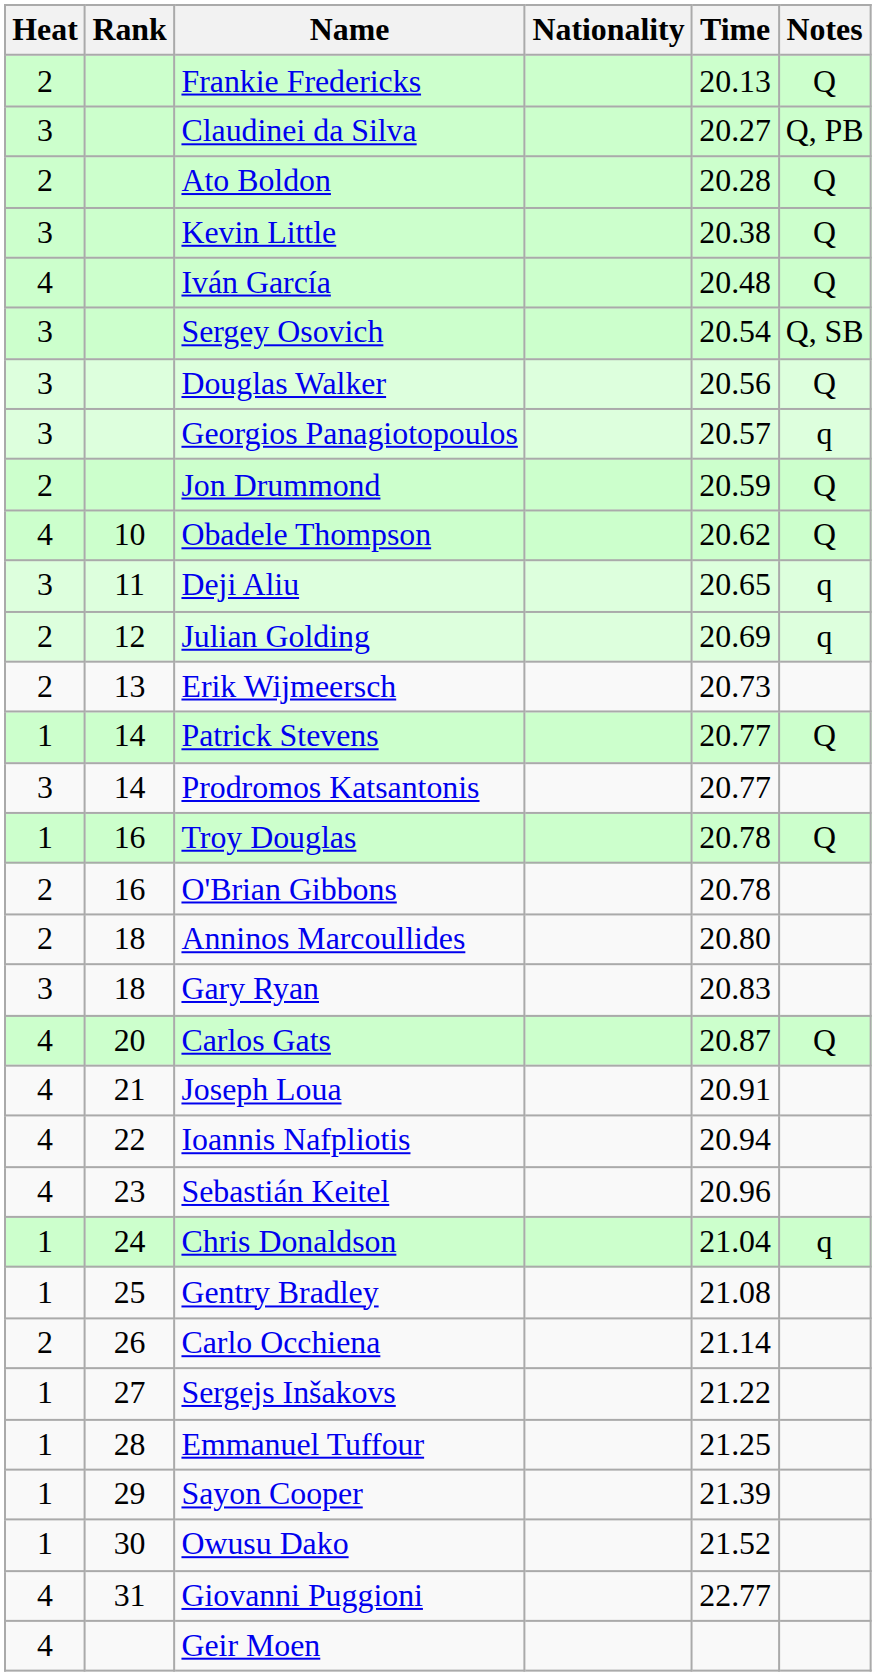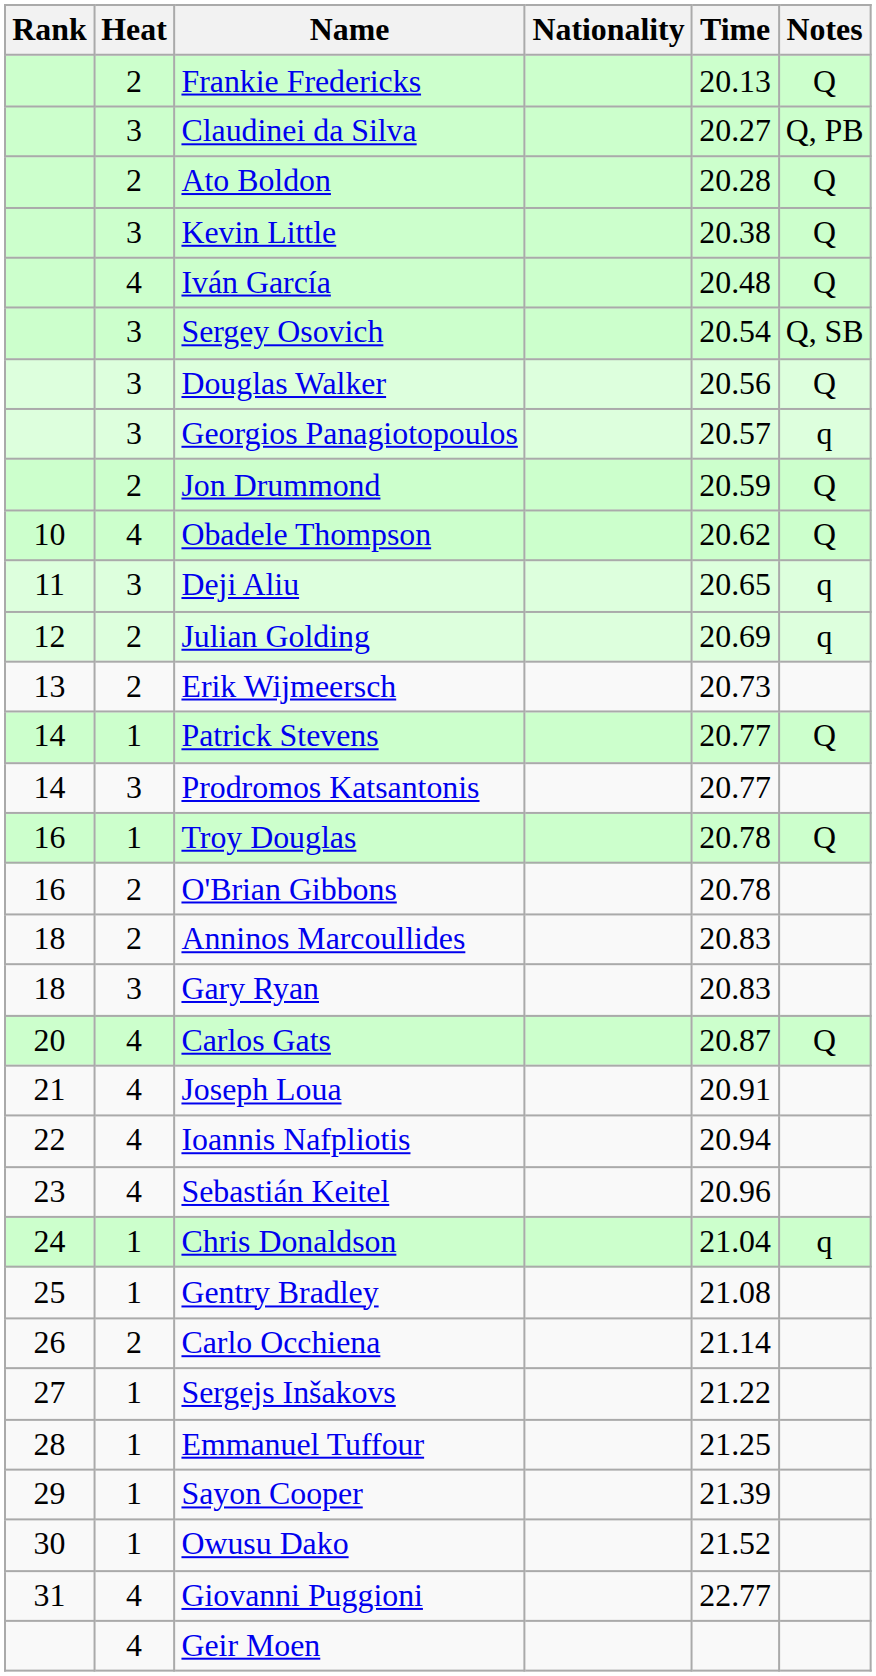columns swapped: (130, 29) <-> (45, 29)
(735, 938) 20.80 -> (735, 938) 20.83
